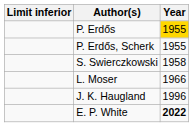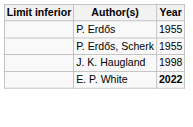(174, 29) gold background -> (171, 29) no background
- row: (117, 63)
- row: (97, 79)
(174, 96) 1996 -> (171, 63) 1998
